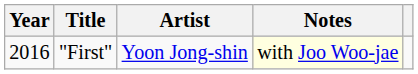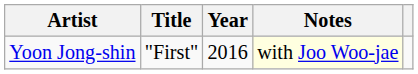columns swapped: (29, 20) <-> (185, 20)
